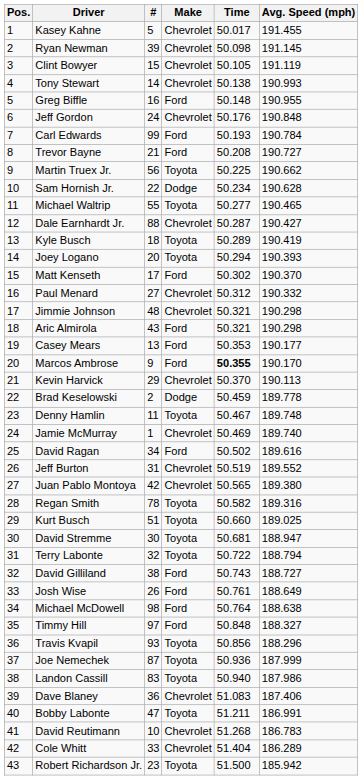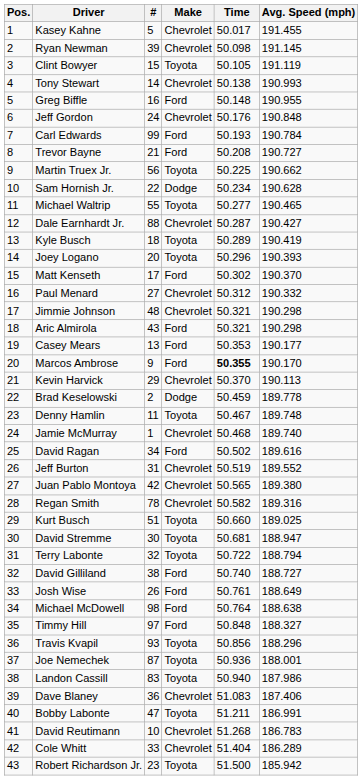(188, 65) Chevrolet -> (181, 65) Toyota
(237, 258) 50.294 -> (237, 258) 50.296
(237, 433) 50.469 -> (237, 433) 50.468
(181, 503) Toyota -> (188, 503) Chevrolet
(237, 573) 50.743 -> (237, 573) 50.740
(285, 661) 187.999 -> (285, 661) 188.001
